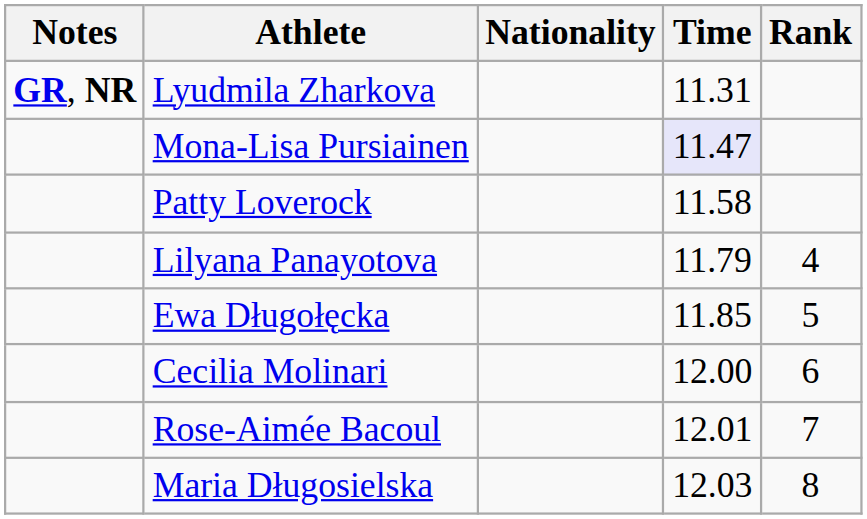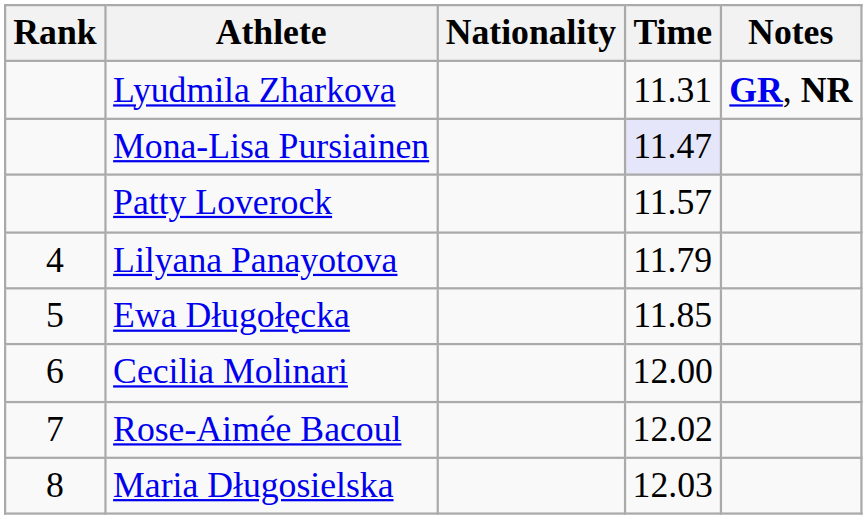columns swapped: (811, 32) <-> (75, 32)
(712, 202) 11.58 -> (673, 202) 11.57
(712, 428) 12.01 -> (673, 428) 12.02
